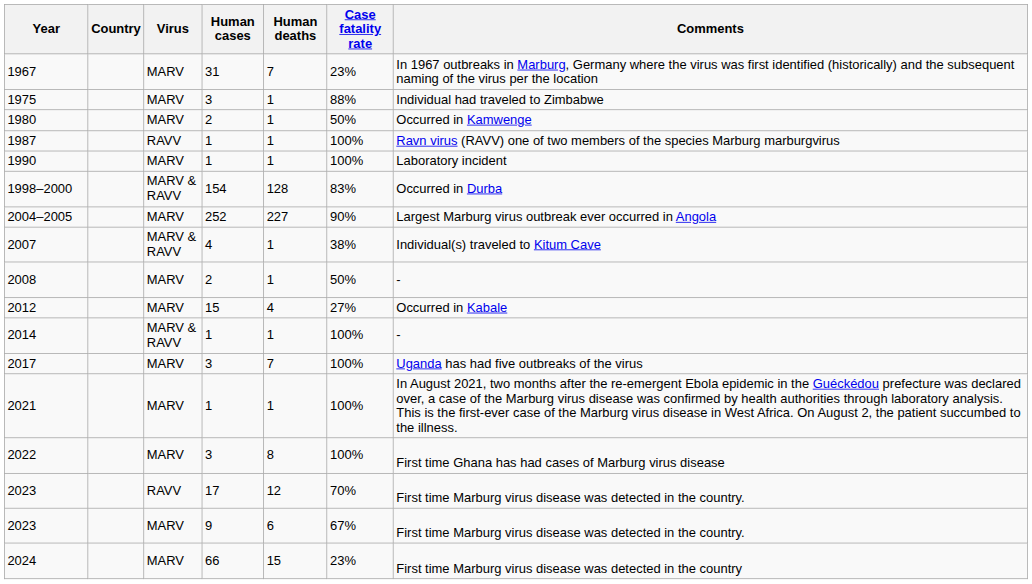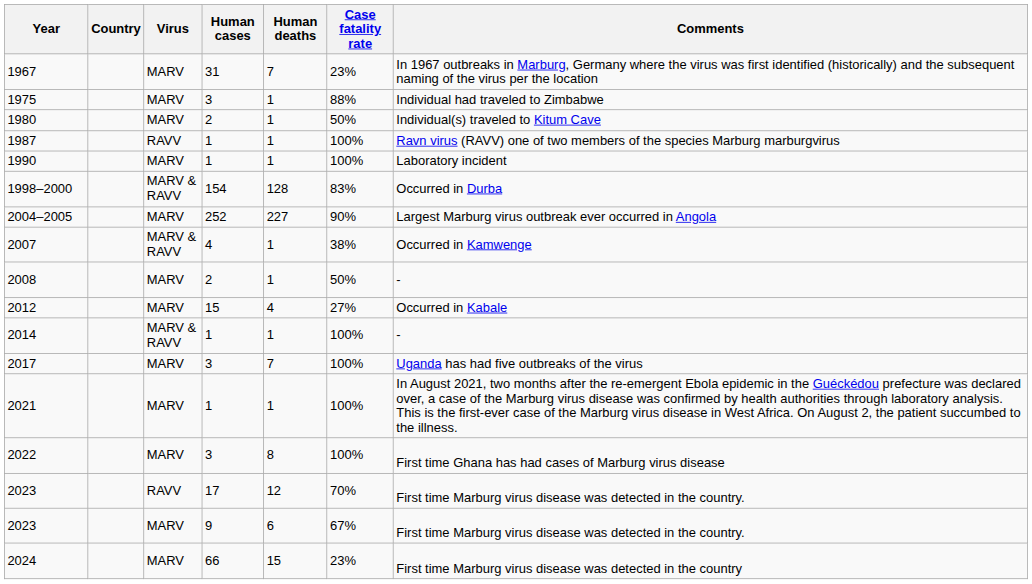(464, 120) Occurred in Kamwenge -> (499, 120) Individual(s) traveled to Kitum Cave
(499, 244) Individual(s) traveled to Kitum Cave -> (464, 244) Occurred in Kamwenge
